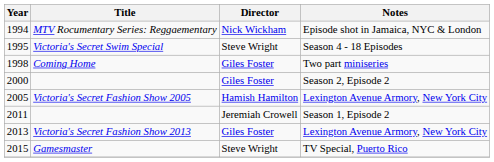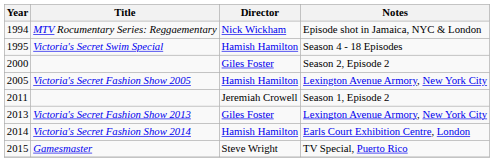(250, 47) Steve Wright -> (260, 47) Hamish Hamilton
- row: (18, 64)
+ row: (18, 132)
